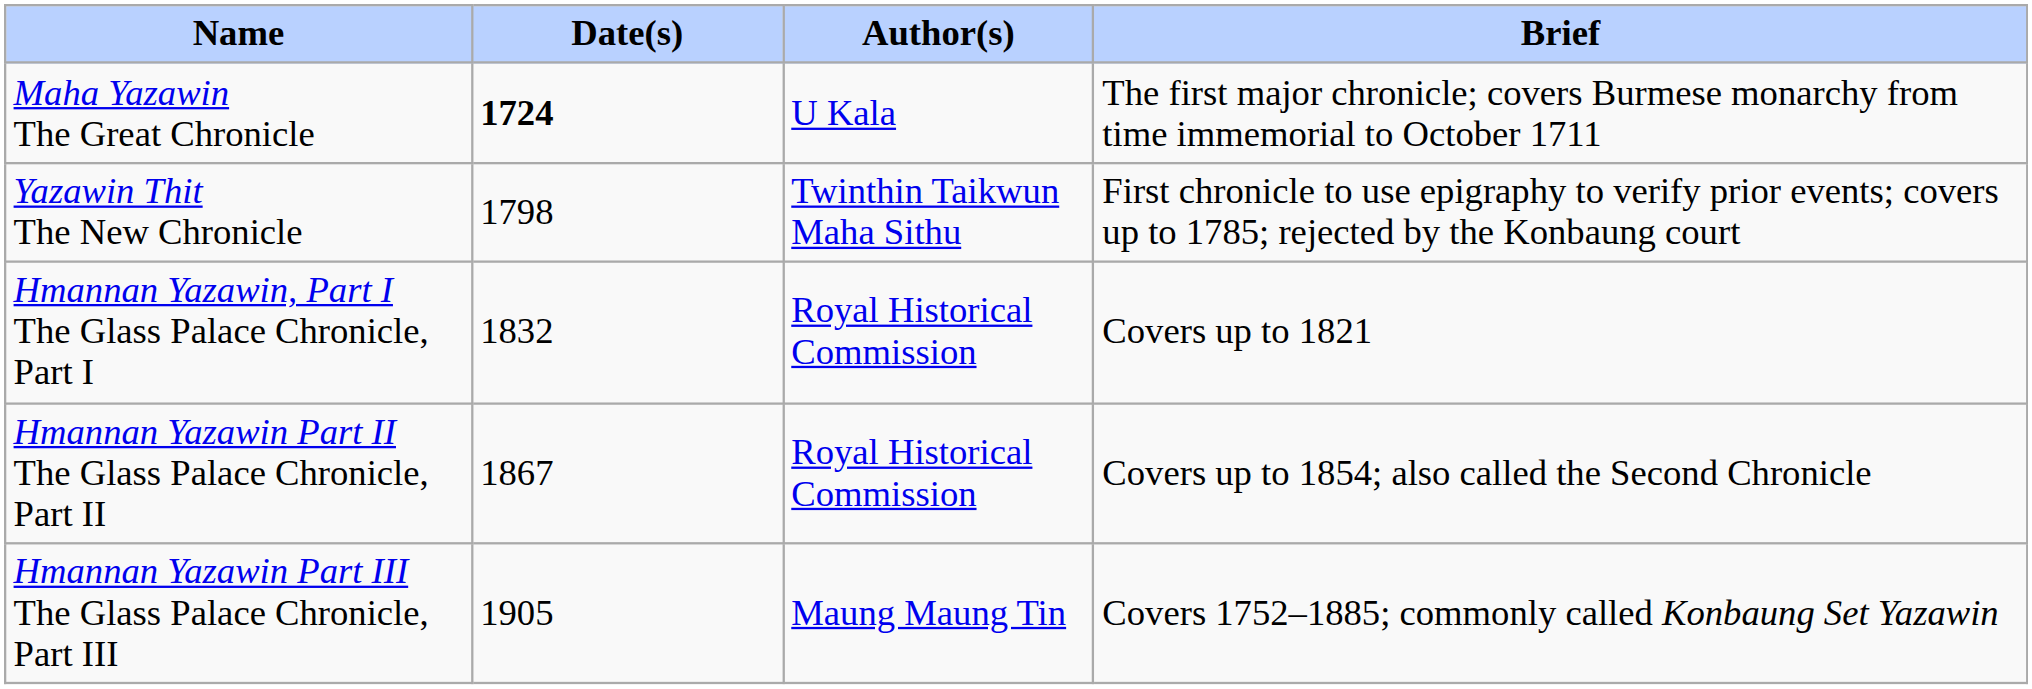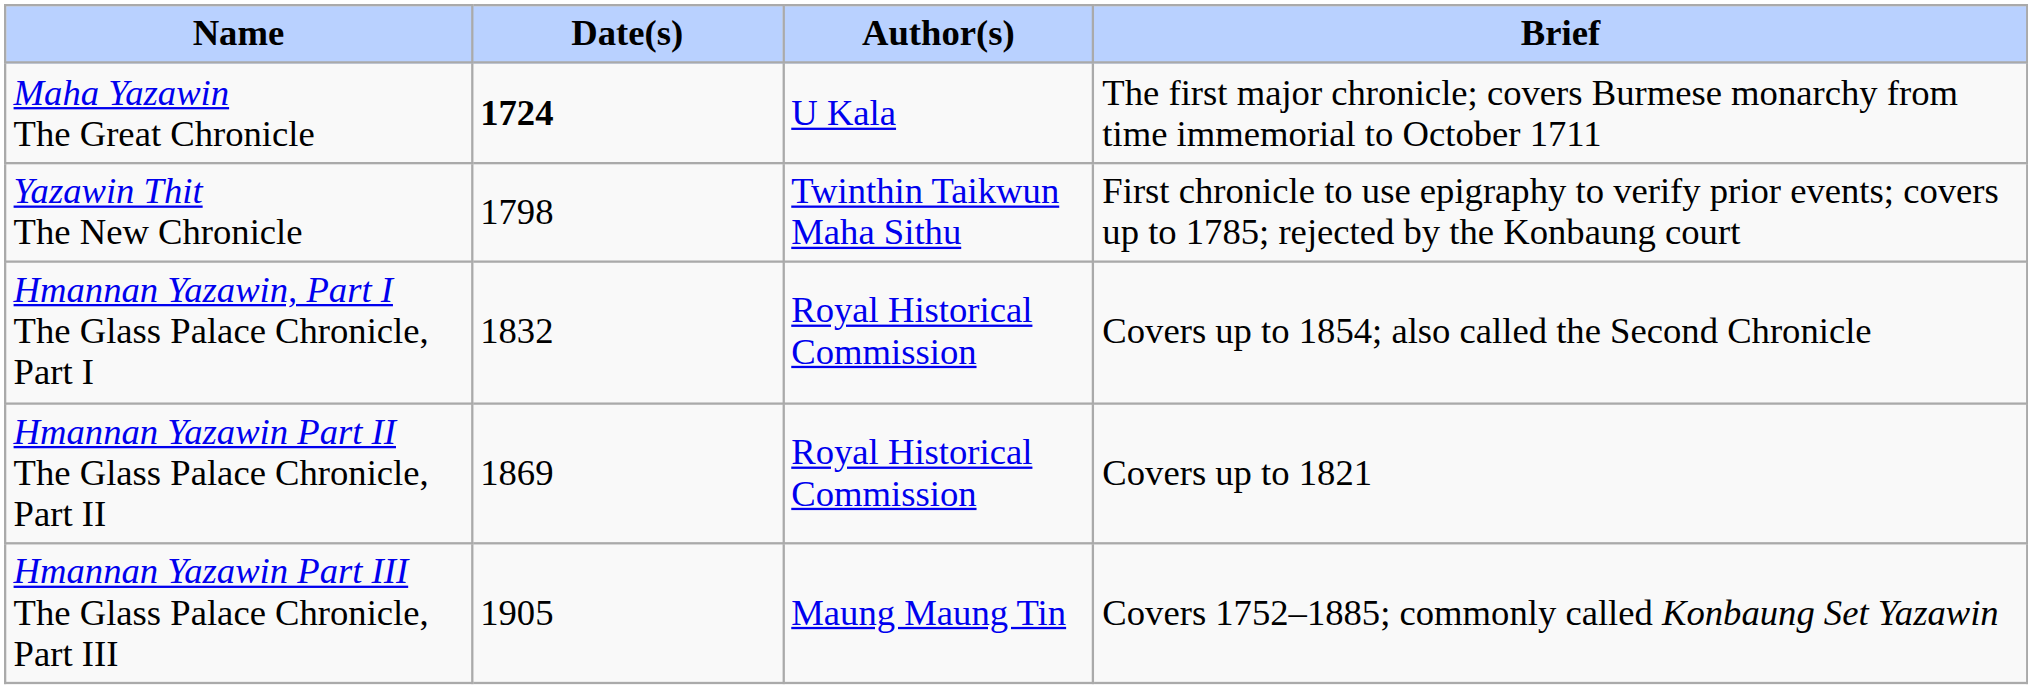(1237, 331) Covers up to 1821 -> (1487, 331) Covers up to 1854; also called the Second Chronicle
(517, 472) 1867 -> (517, 472) 1869
(1487, 472) Covers up to 1854; also called the Second Chronicle -> (1237, 472) Covers up to 1821
